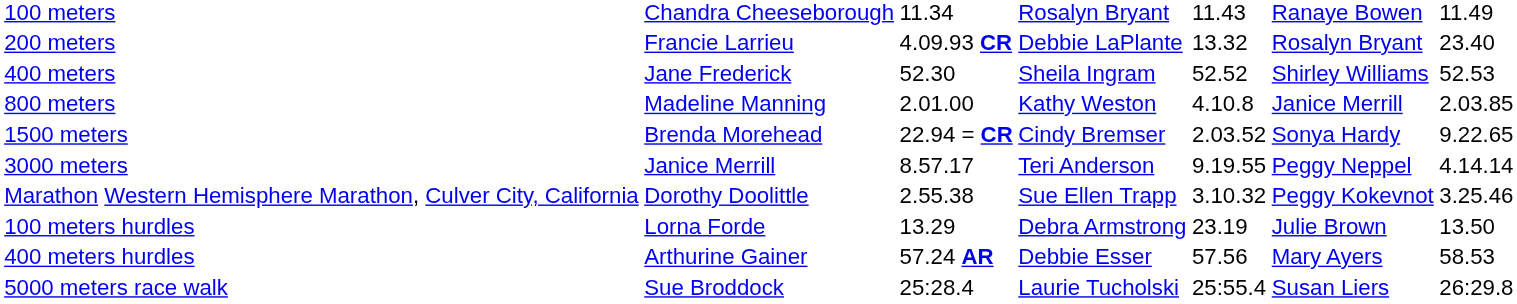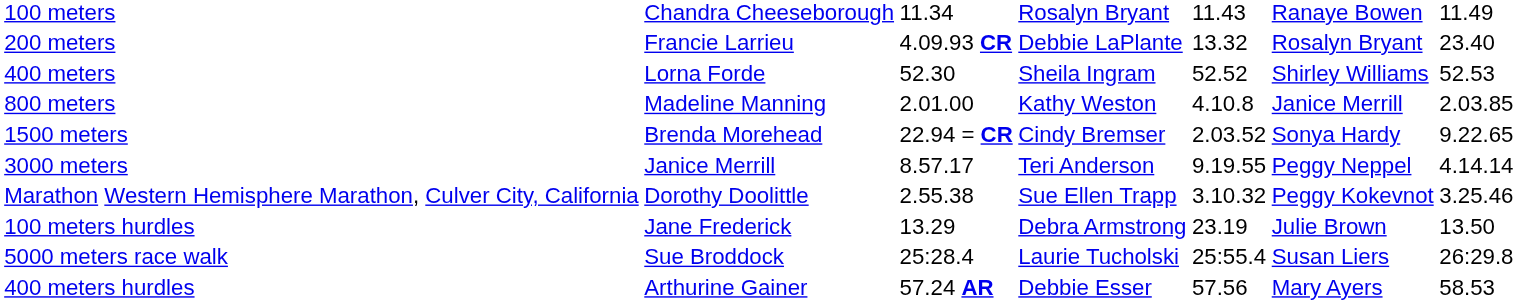(718, 73) Jane Frederick -> (705, 73) Lorna Forde
(705, 226) Lorna Forde -> (718, 226) Jane Frederick
rows swapped: (99, 257) <-> (116, 287)
